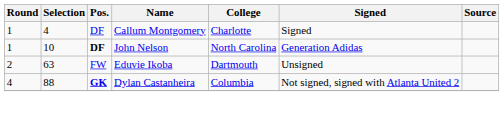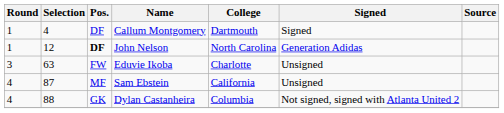(231, 30) Charlotte -> (234, 30) Dartmouth
(49, 47) 10 -> (49, 47) 12
(10, 64) 2 -> (10, 64) 3
(234, 64) Dartmouth -> (231, 64) Charlotte
+ row: (141, 82)
(98, 82) bold -> (98, 99) normal
